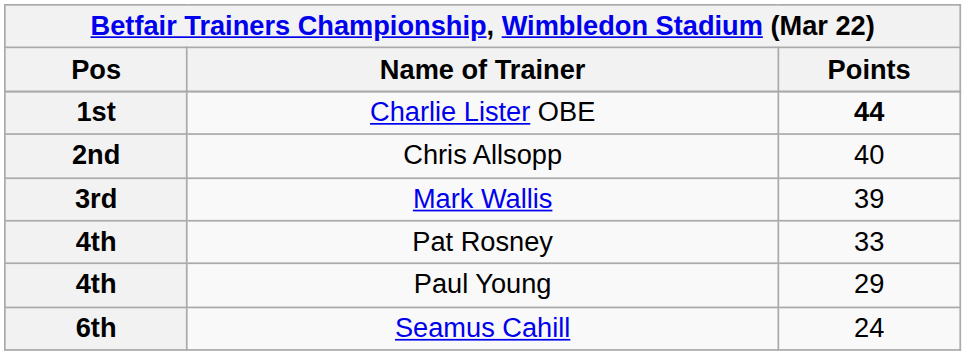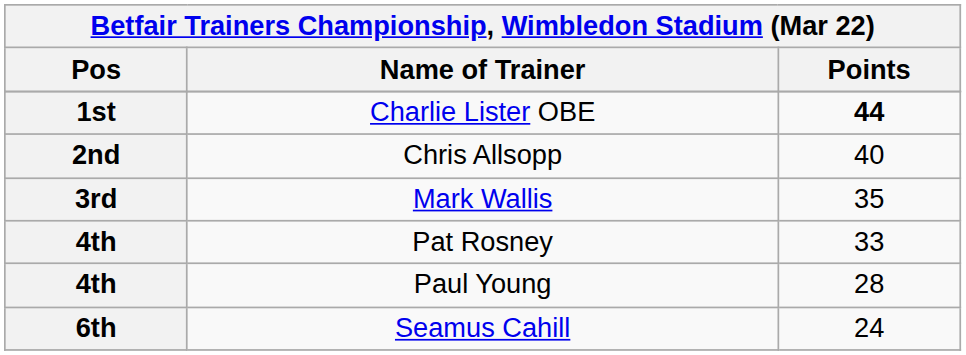(869, 198) 39 -> (869, 198) 35
(869, 284) 29 -> (869, 284) 28
